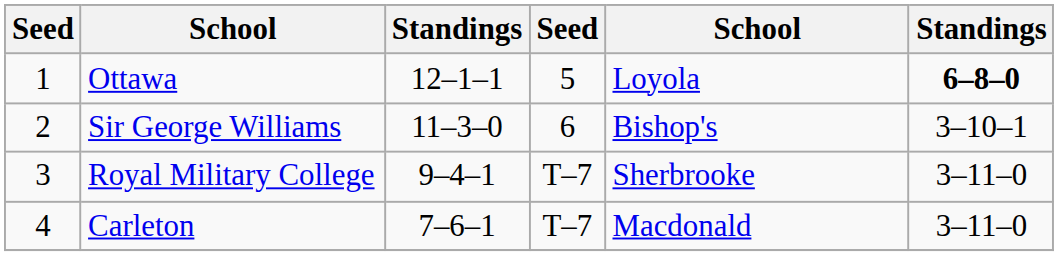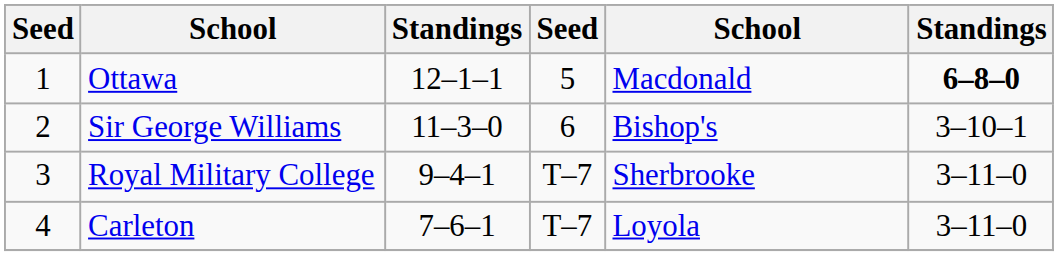(656, 77) Loyola -> (682, 77) Macdonald
(682, 224) Macdonald -> (656, 224) Loyola
